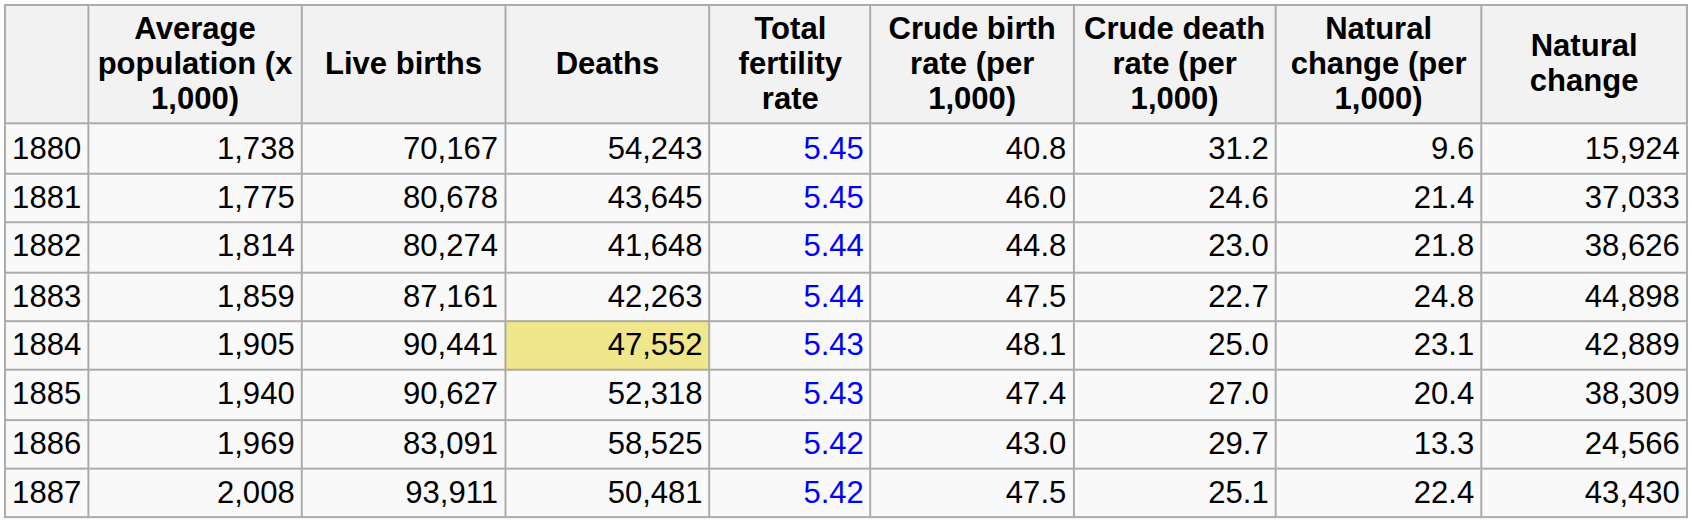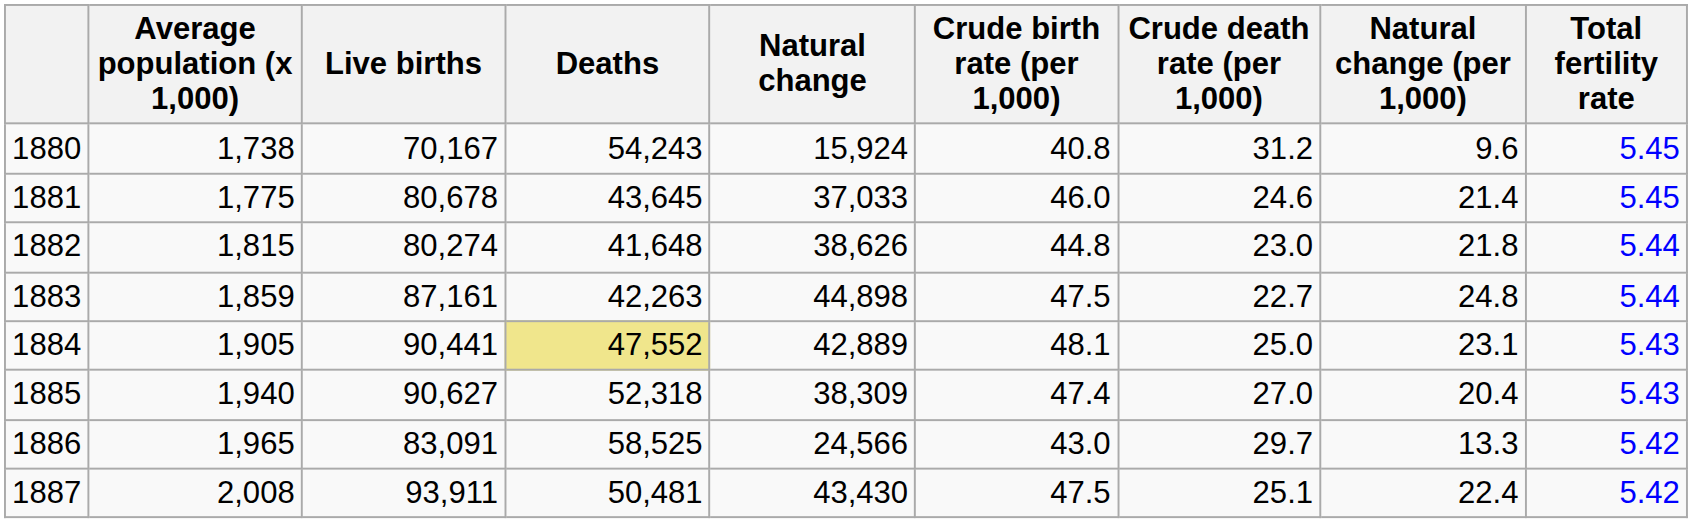columns swapped: (1584, 64) <-> (790, 64)
(256, 246) 1,814 -> (256, 246) 1,815
(256, 443) 1,969 -> (256, 443) 1,965
